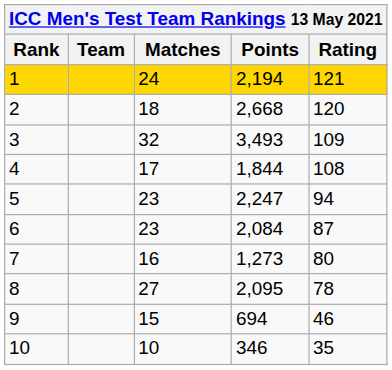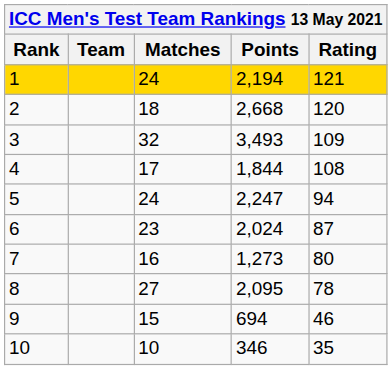(149, 199) 23 -> (149, 199) 24
(260, 229) 2,084 -> (260, 229) 2,024
